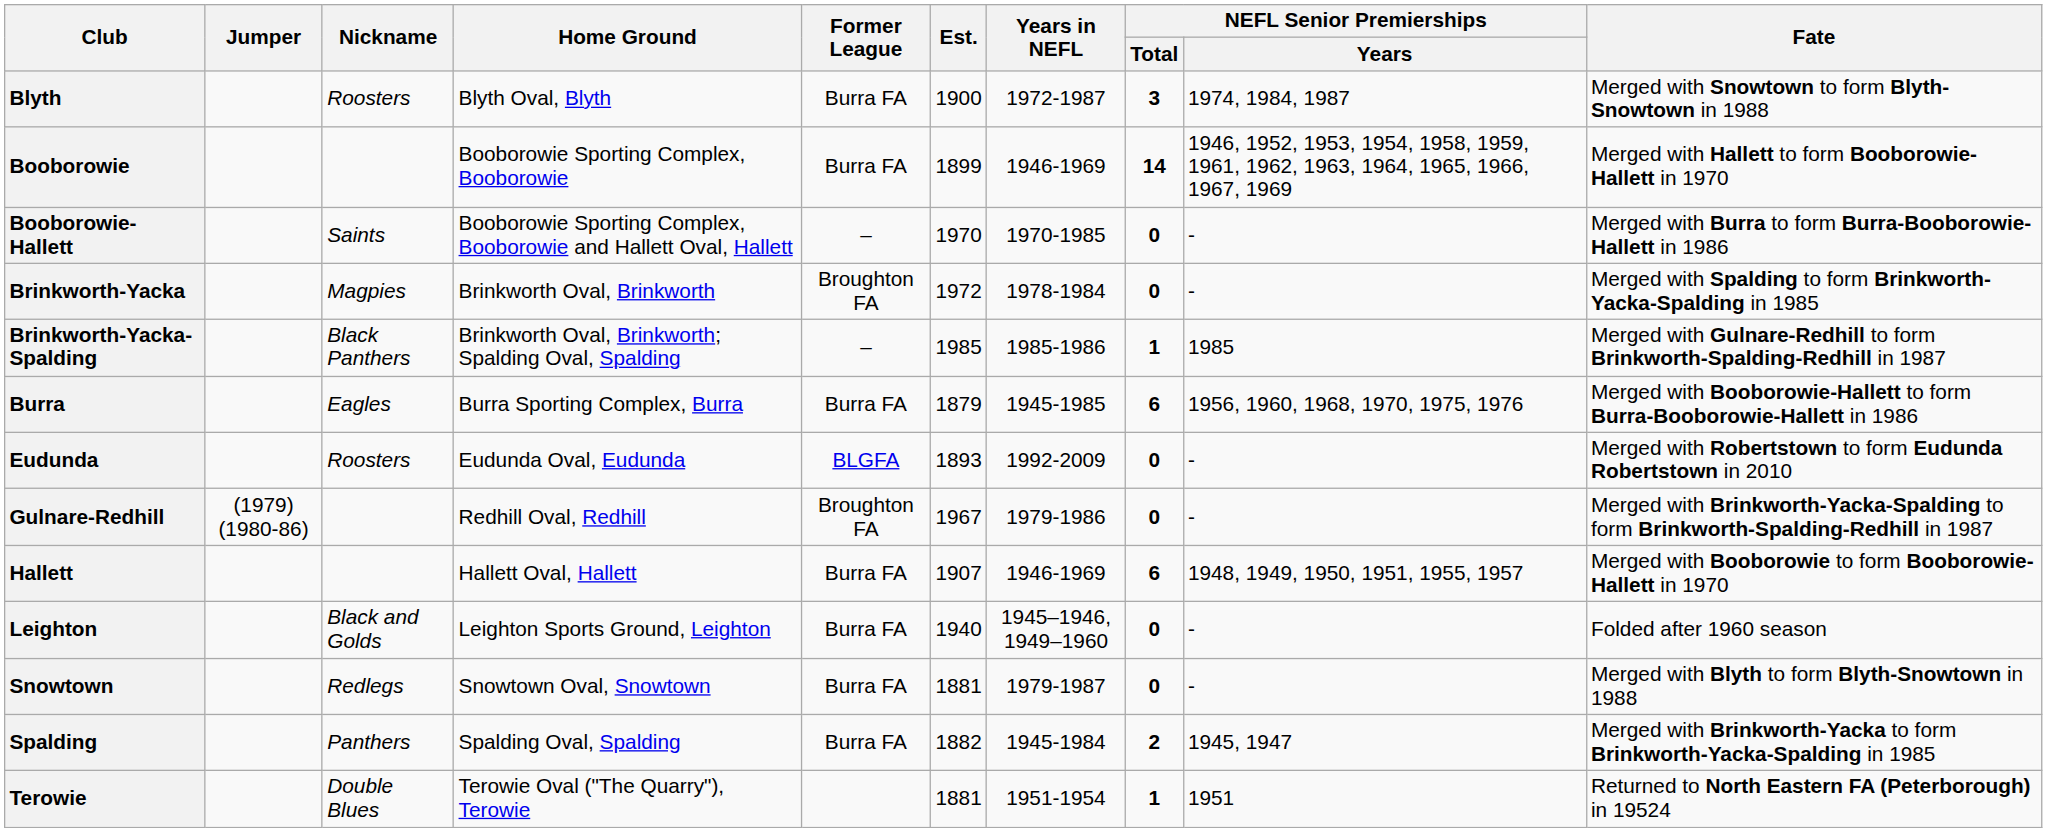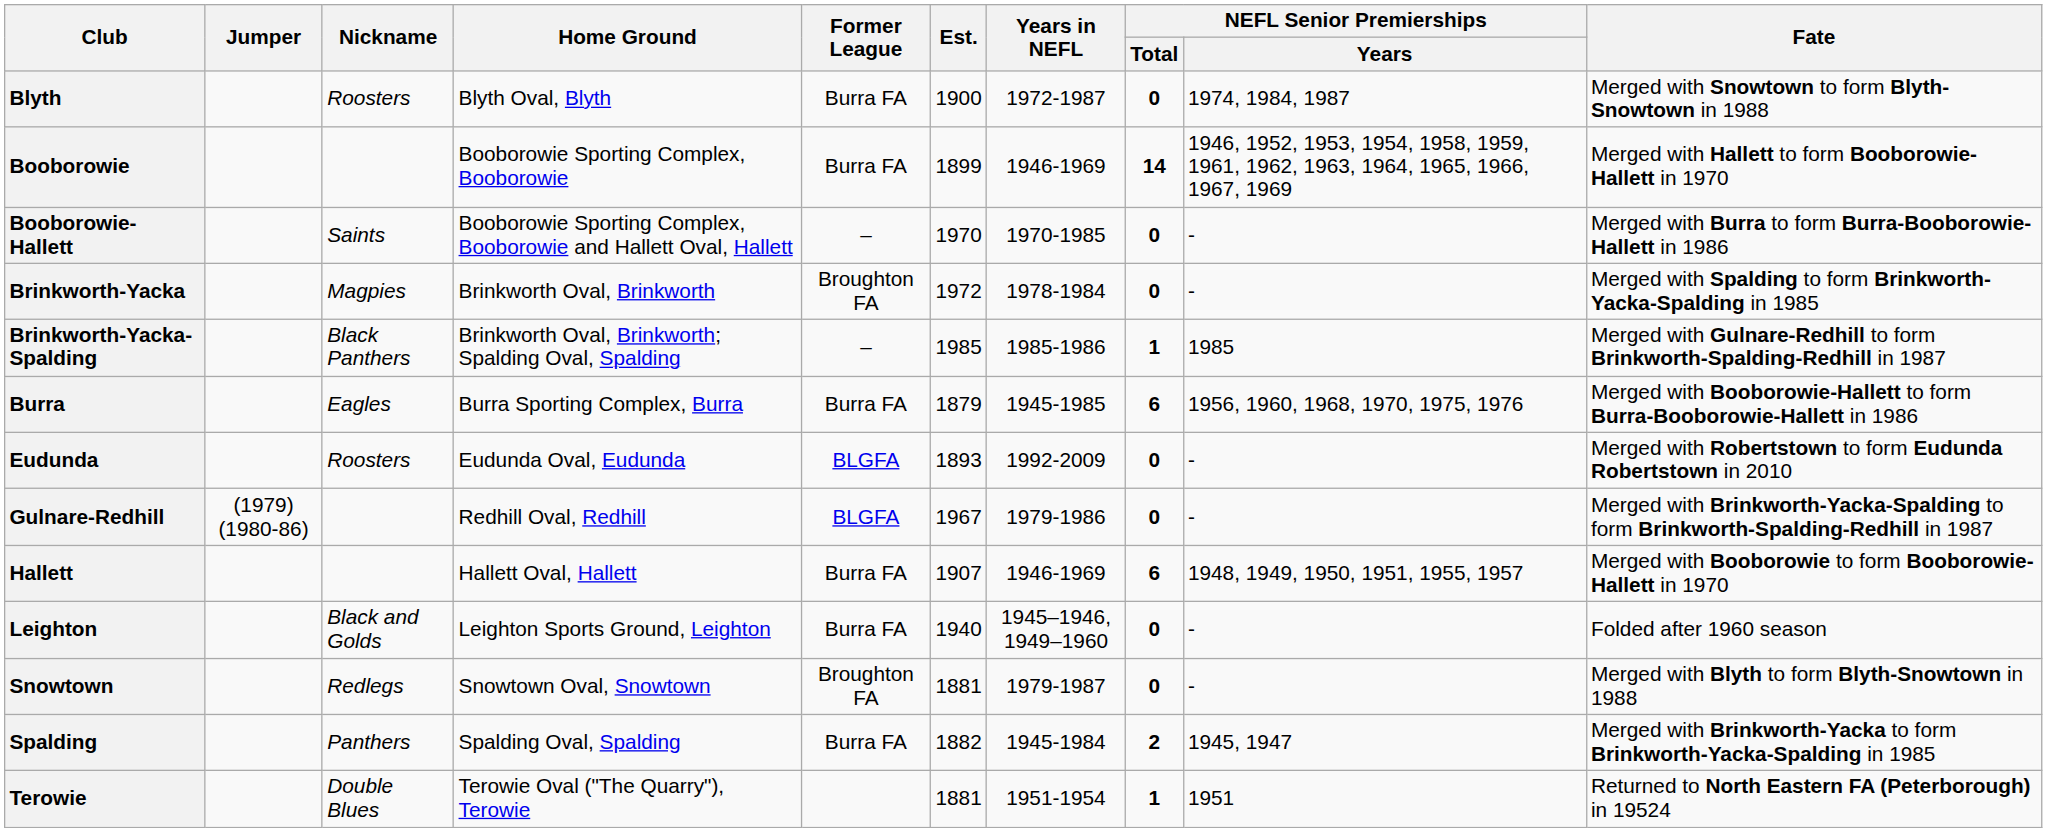(1154, 98) 3 -> (1154, 98) 0
(866, 516) Broughton FA -> (866, 516) BLGFA
(866, 685) Burra FA -> (866, 685) Broughton FA
